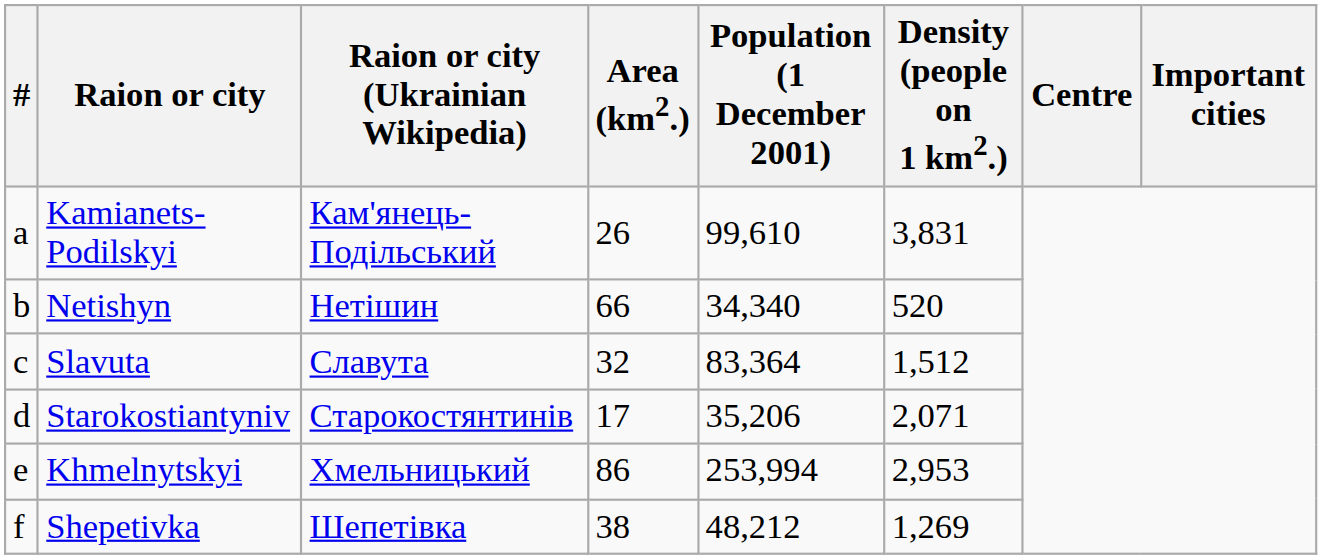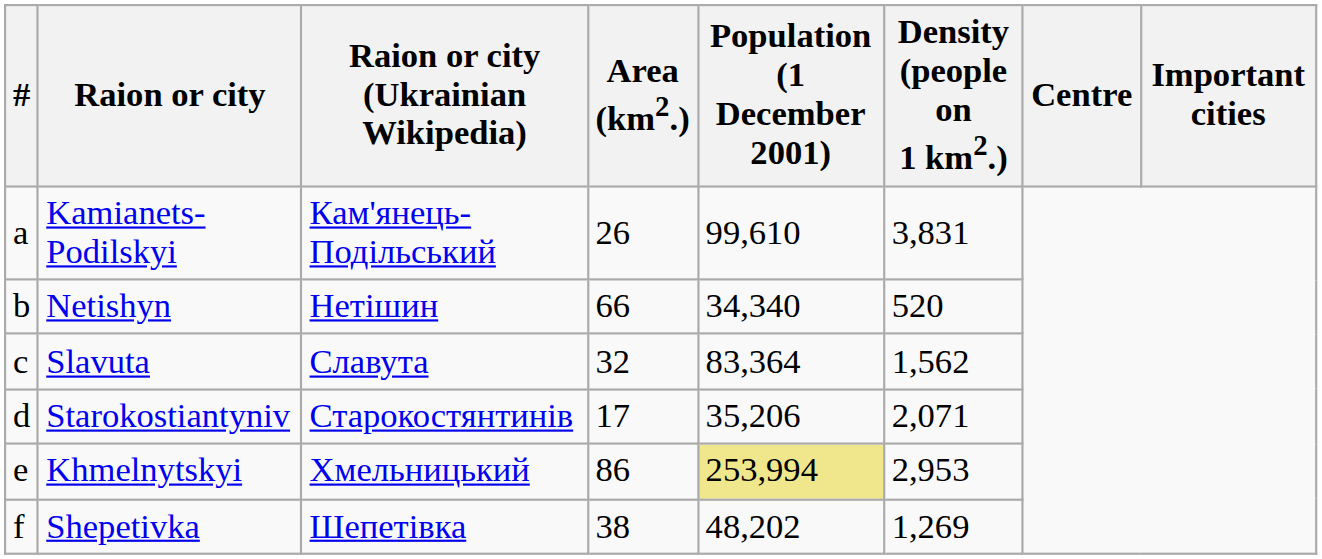(931, 361) 1,512 -> (931, 361) 1,562
(762, 470) no background -> (762, 470) khaki background
(753, 525) 48,212 -> (753, 525) 48,202
